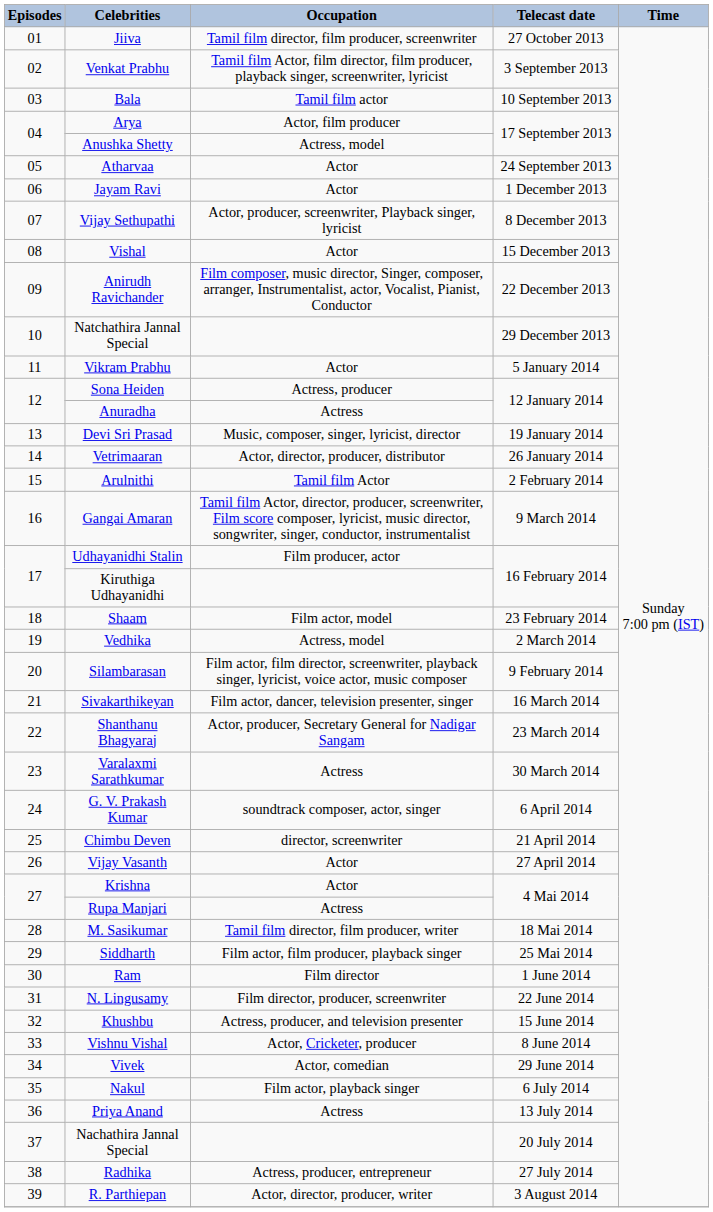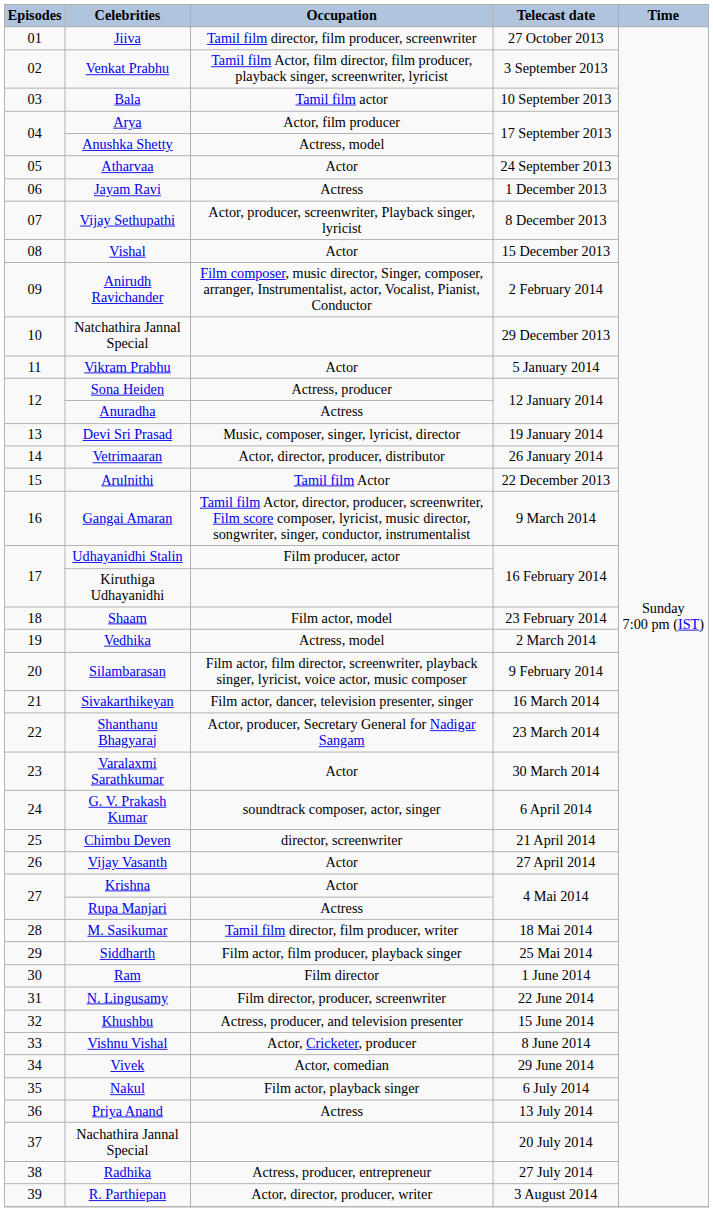(342, 189) Actor -> (342, 189) Actress
(556, 289) 22 December 2013 -> (556, 289) 2 February 2014
(556, 479) 2 February 2014 -> (556, 479) 22 December 2013
(342, 771) Actress -> (342, 771) Actor
